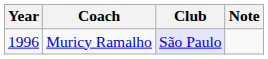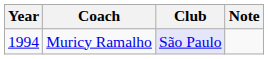(24, 41) 1996 -> (24, 41) 1994
